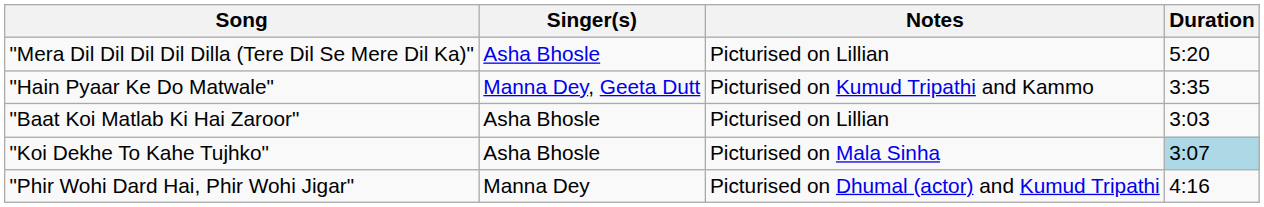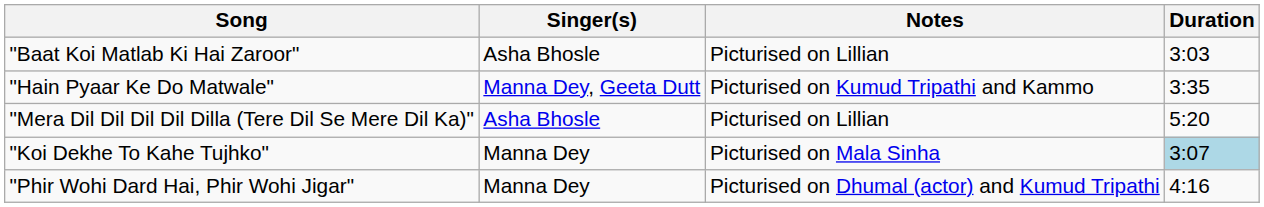rows swapped: (242, 53) <-> (154, 119)
(542, 152) Asha Bhosle -> (537, 152) Manna Dey
